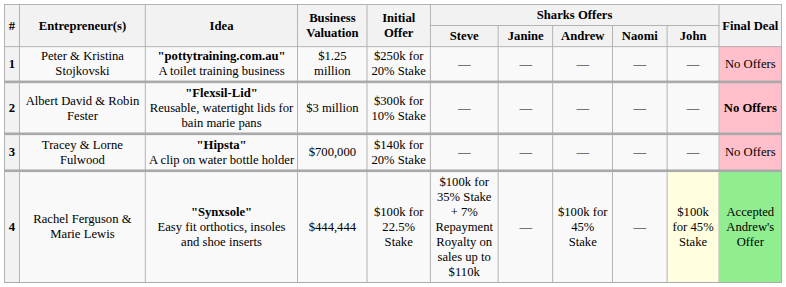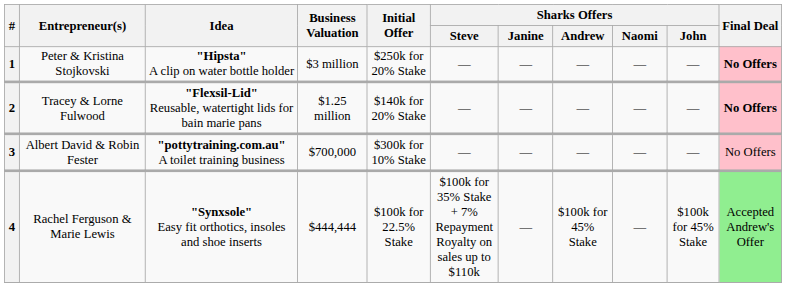(222, 64) "pottytraining.com.au" A toilet training business -> (222, 64) "Hipsta" A clip on water bottle holder
(332, 64) $1.25 million -> (332, 64) $3 million
(750, 64) normal -> (750, 64) bold
(82, 108) Albert David & Robin Fester -> (82, 108) Tracey & Lorne Fulwood
(332, 108) $3 million -> (332, 108) $1.25 million
(399, 108) $300k for 10% Stake -> (399, 108) $140k for 20% Stake
(82, 153) Tracey & Lorne Fulwood -> (82, 153) Albert David & Robin Fester
(222, 153) "Hipsta" A clip on water bottle holder -> (222, 153) "pottytraining.com.au" A toilet training business
(399, 153) $140k for 20% Stake -> (399, 153) $300k for 10% Stake
(693, 227) lightyellow background -> (693, 227) no background
